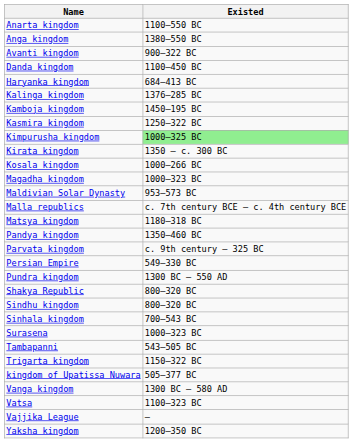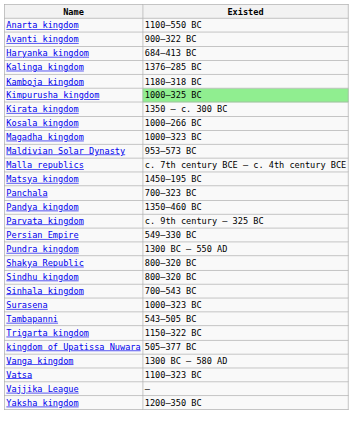- row: (37, 39)
- row: (40, 67)
(173, 109) 1450–195 BC -> (173, 81) 1180–318 BC
- row: (45, 123)
(173, 221) 1180–318 BC -> (173, 179) 1450–195 BC
+ row: (27, 193)
